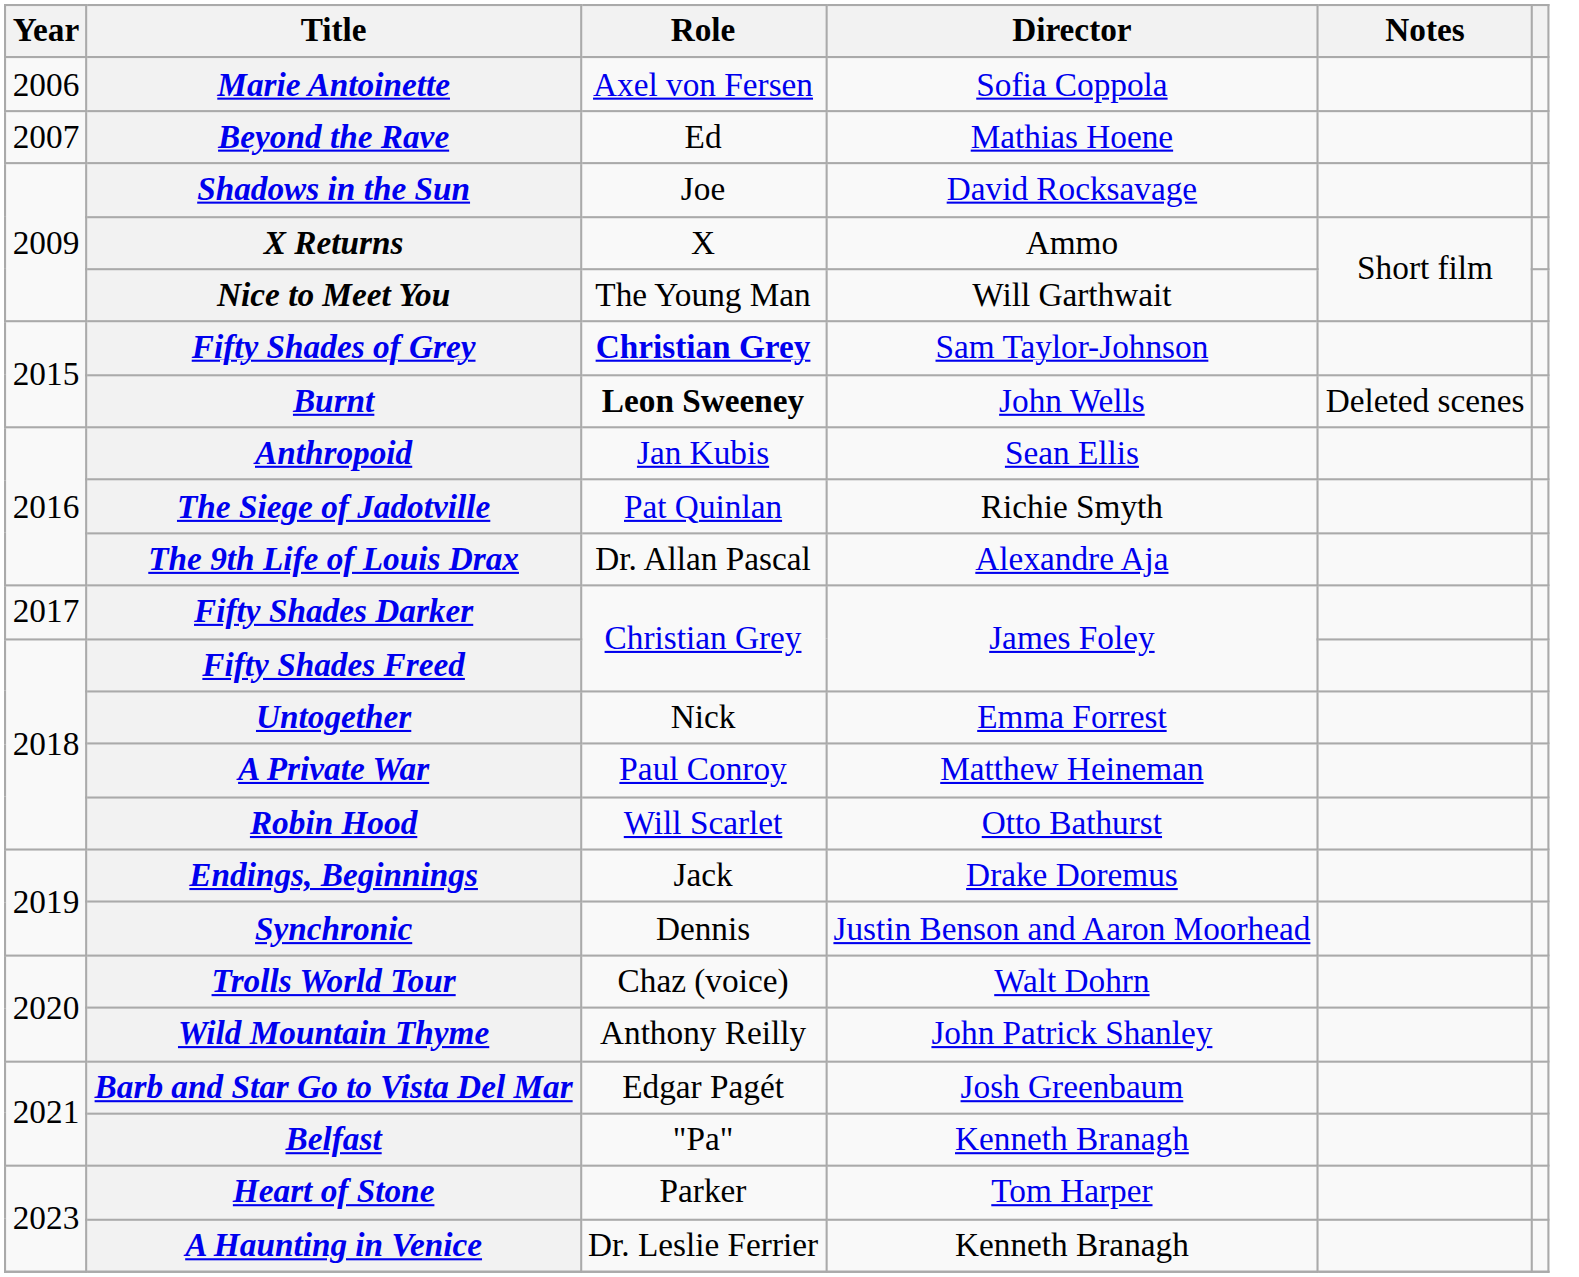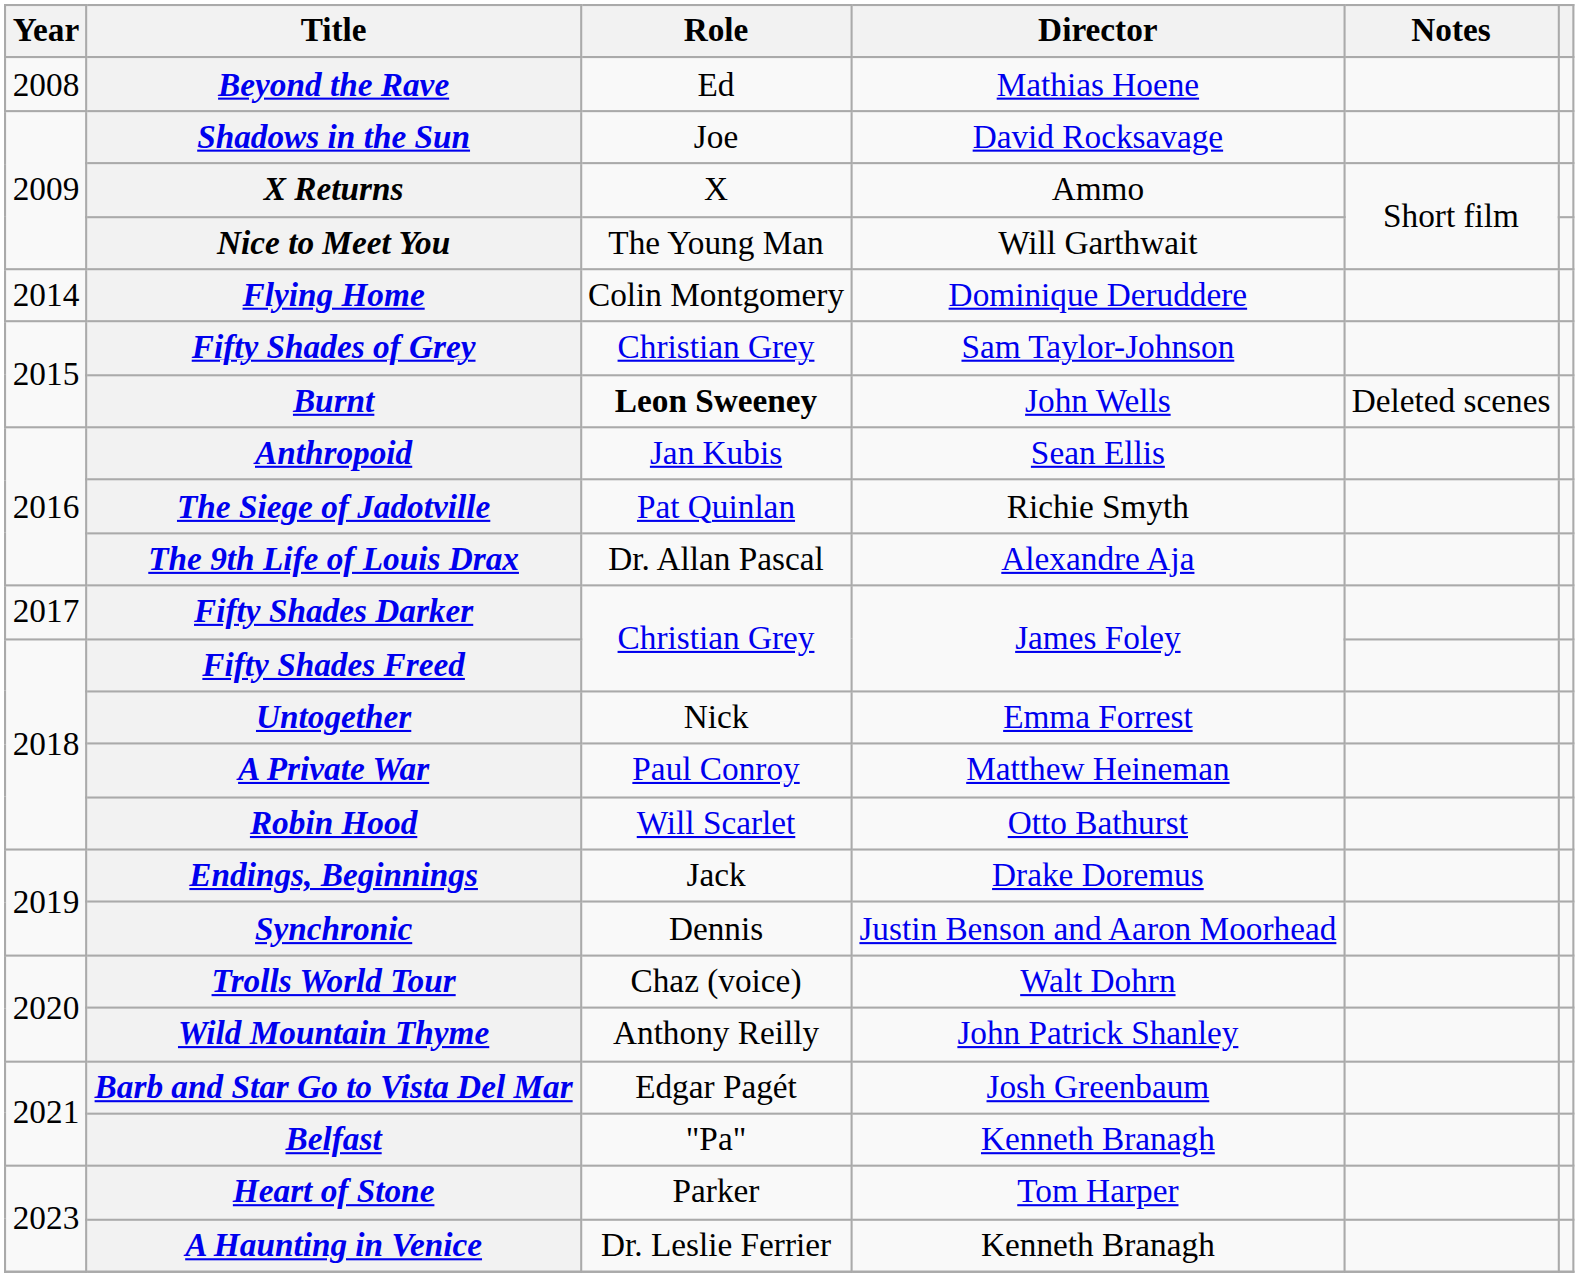- row: (334, 83)
(46, 136) 2007 -> (46, 83) 2008
+ row: (334, 294)
(703, 347) bold -> (716, 347) normal
